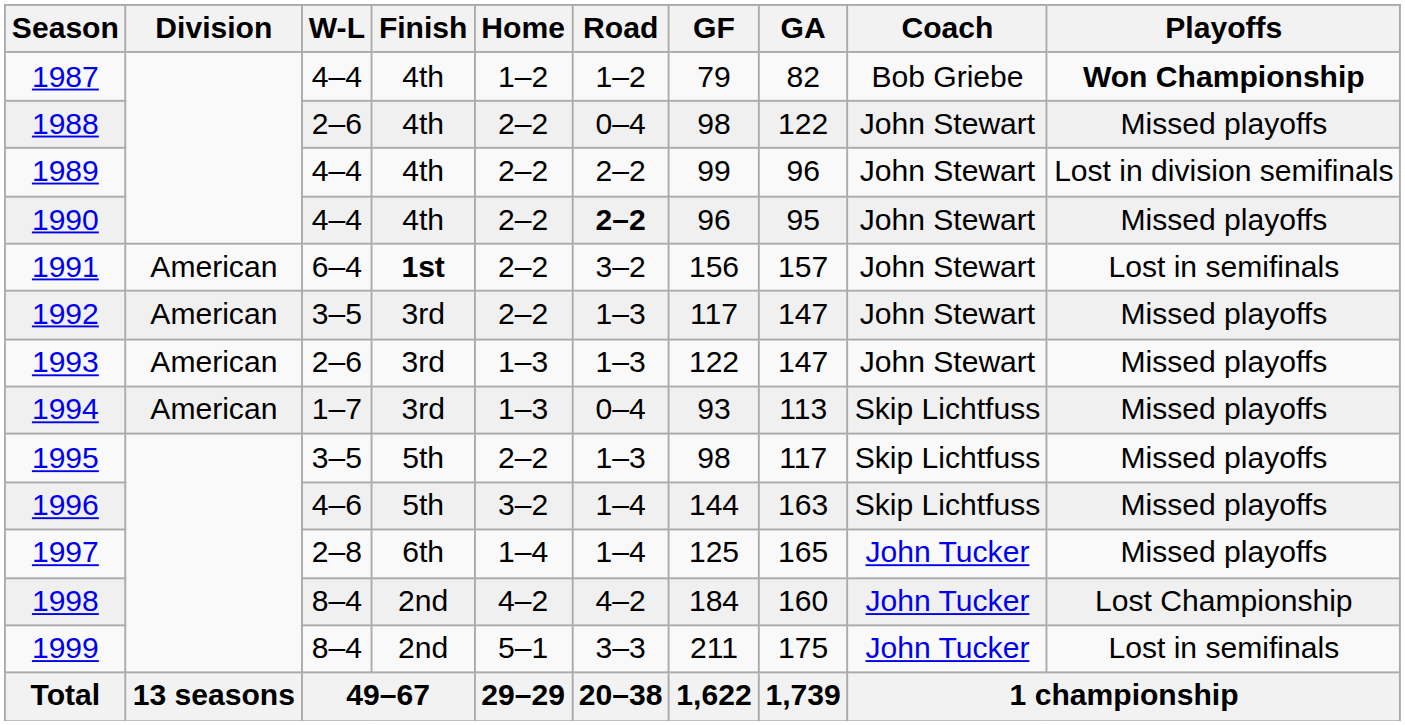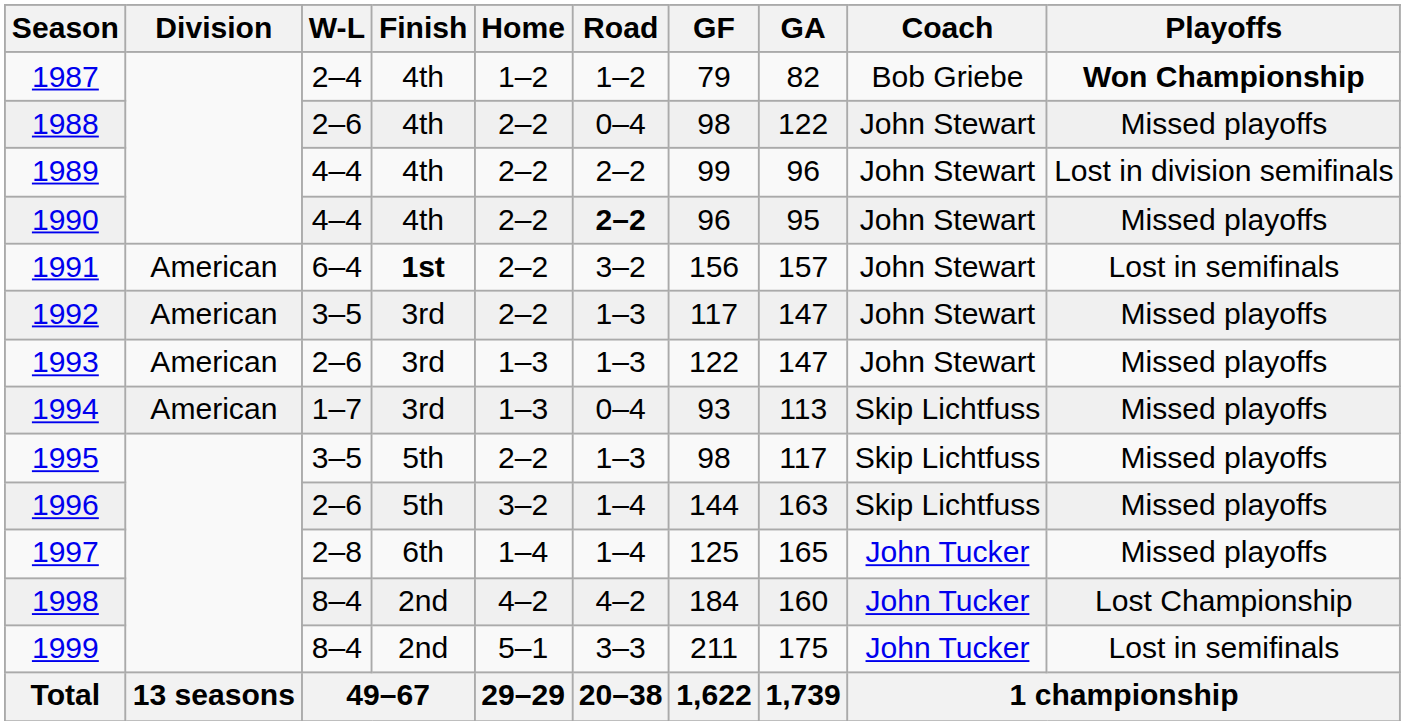(337, 76) 4–4 -> (337, 76) 2–4
(337, 505) 4–6 -> (337, 505) 2–6
